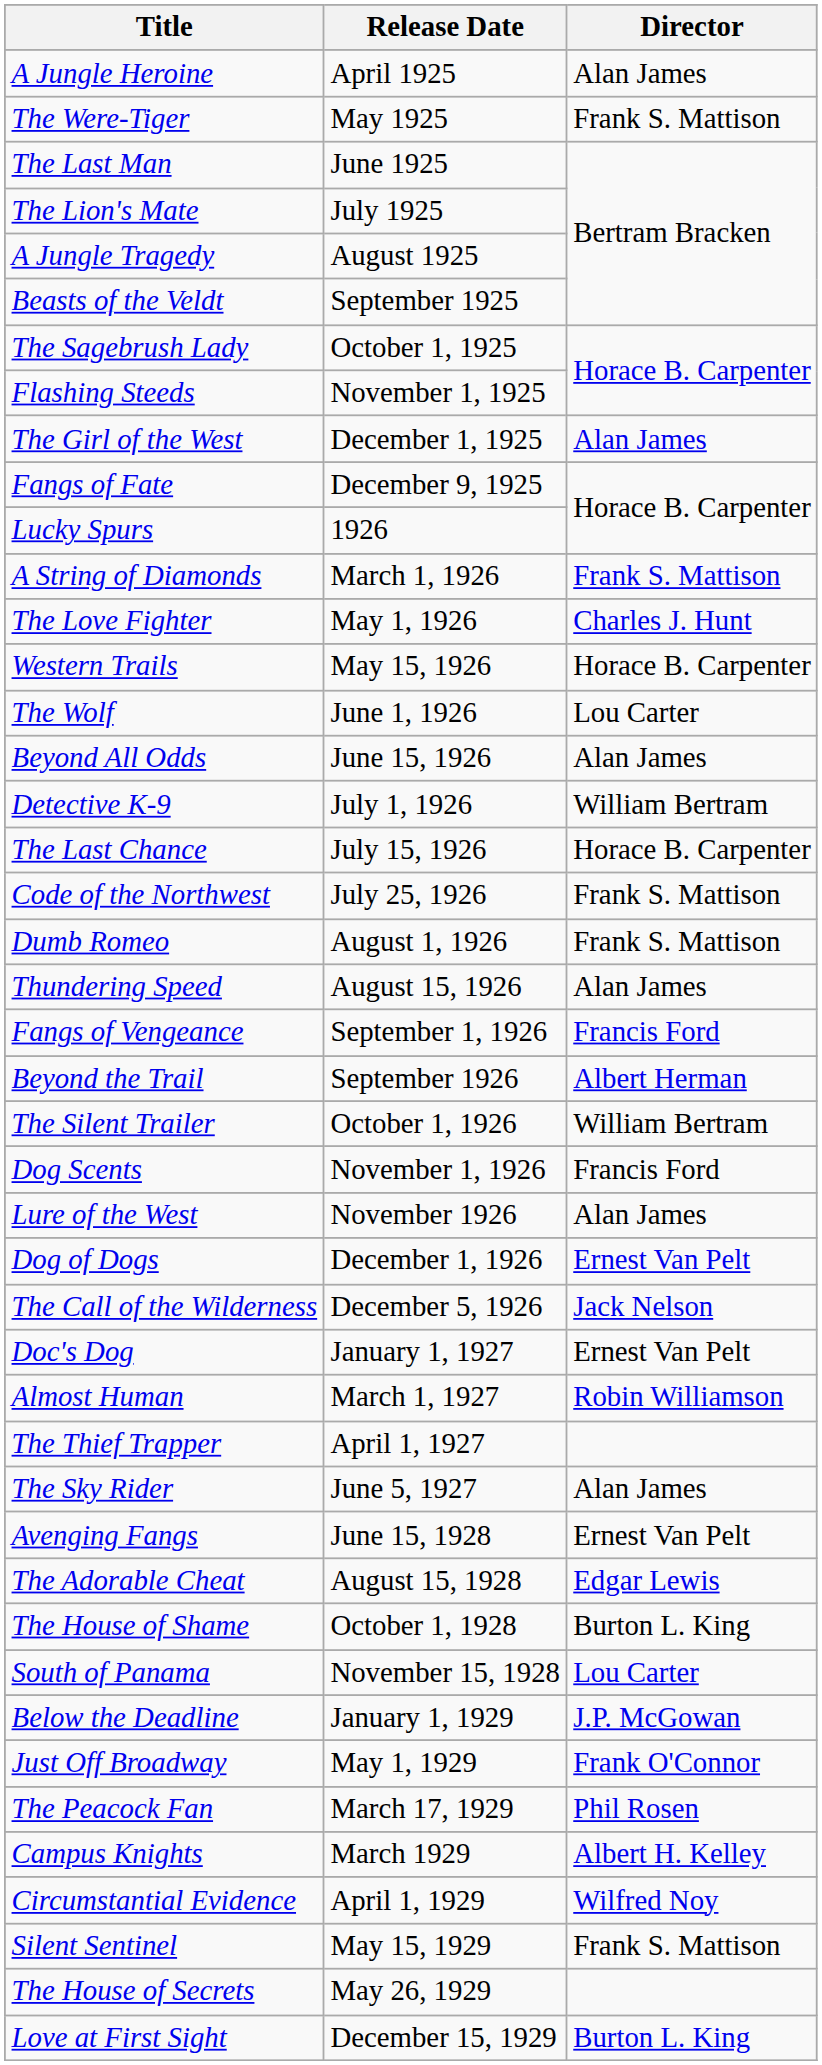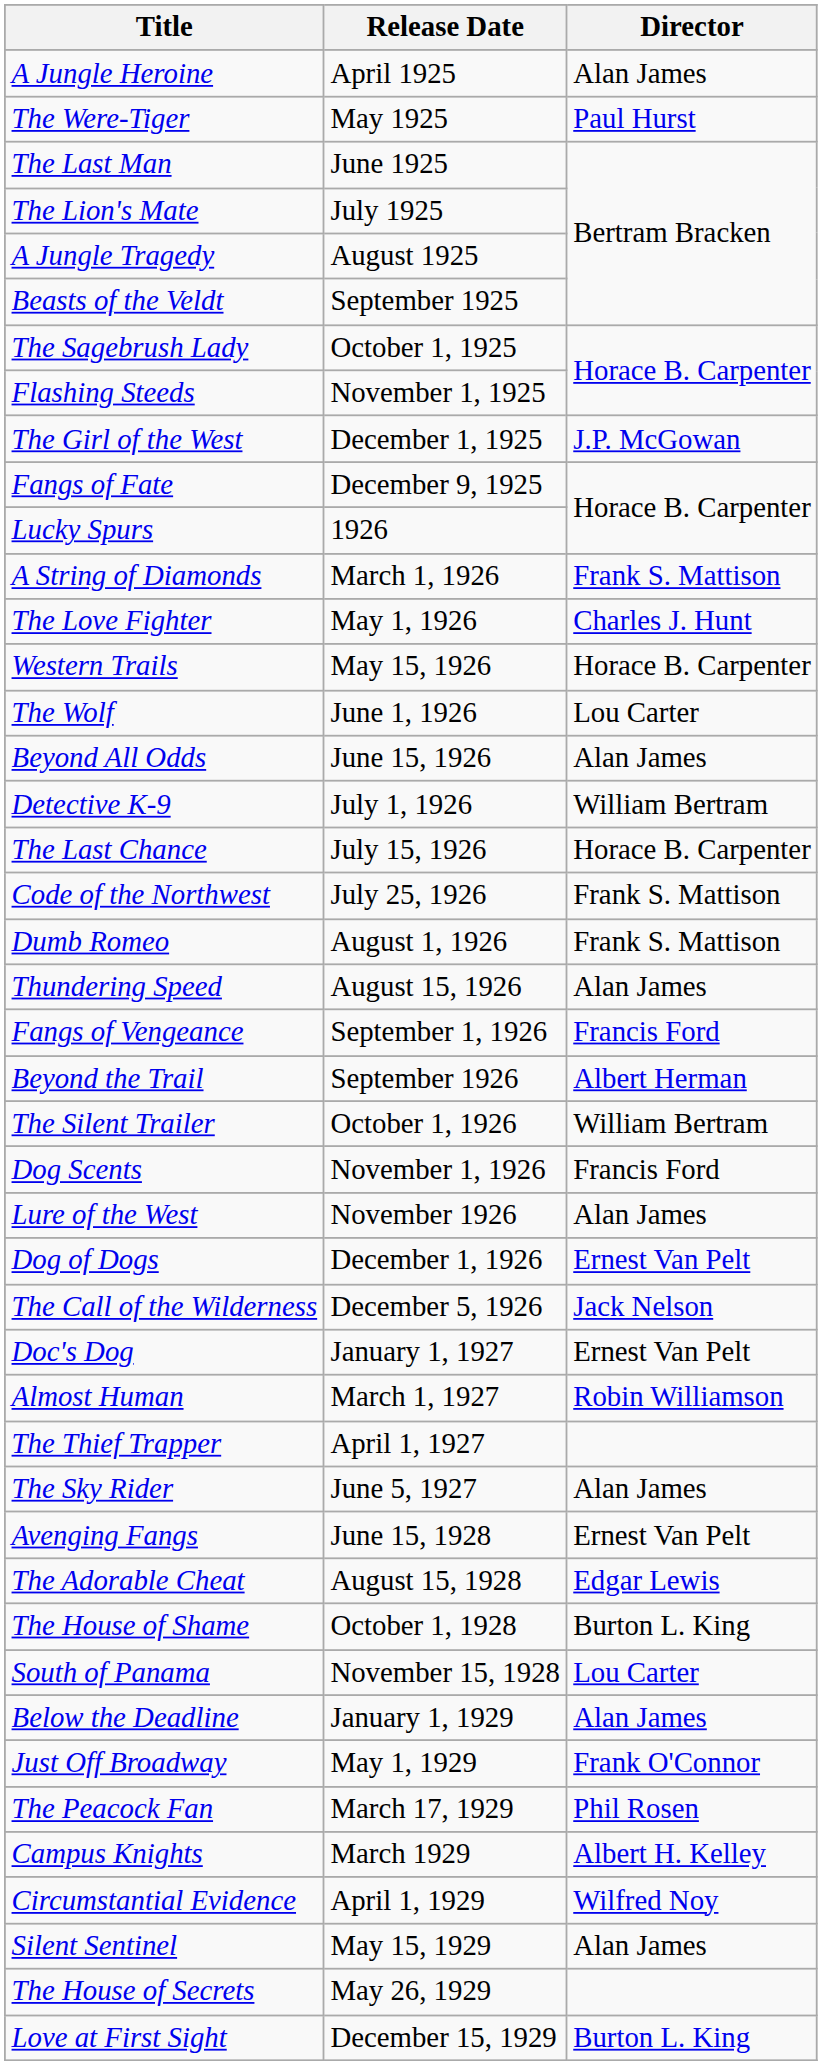(677, 118) Frank S. Mattison -> (634, 118) Paul Hurst
(640, 438) Alan James -> (657, 438) J.P. McGowan
(657, 1717) J.P. McGowan -> (640, 1717) Alan James
(677, 1945) Frank S. Mattison -> (640, 1945) Alan James
